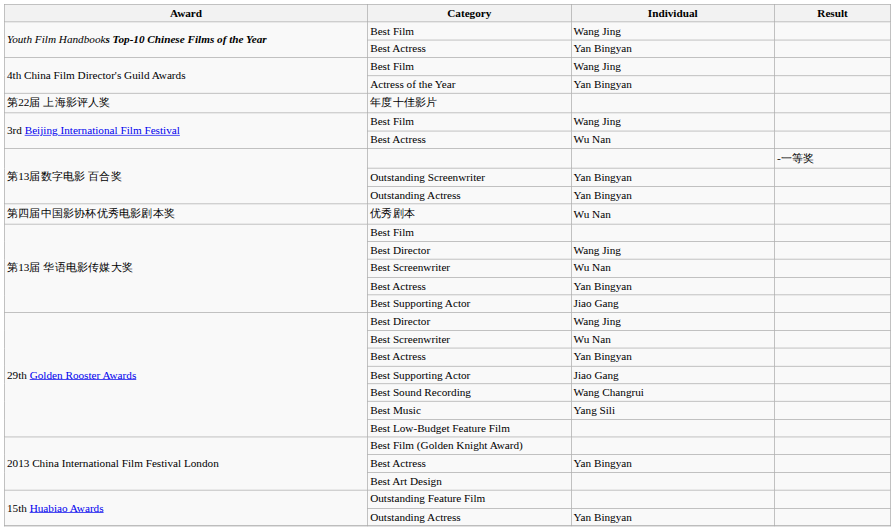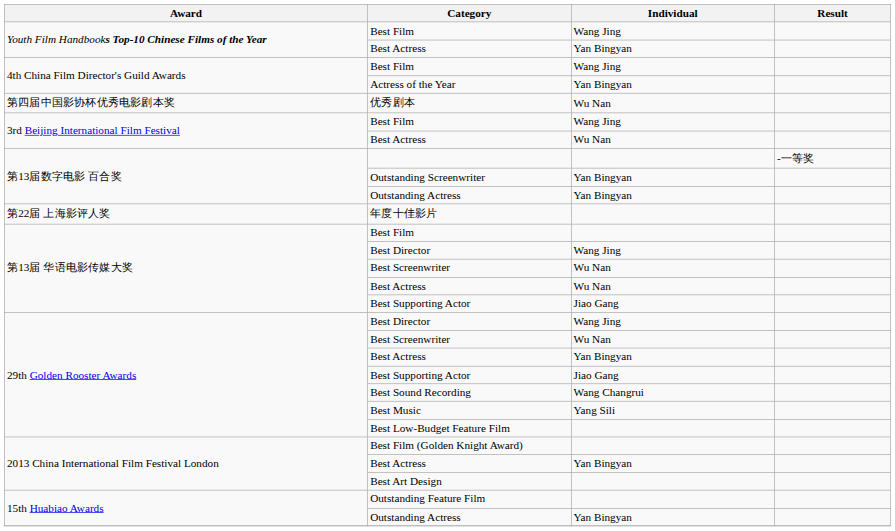rows swapped: (91, 213) <-> (59, 102)
(603, 286) Yan Bingyan -> (592, 286) Wu Nan
